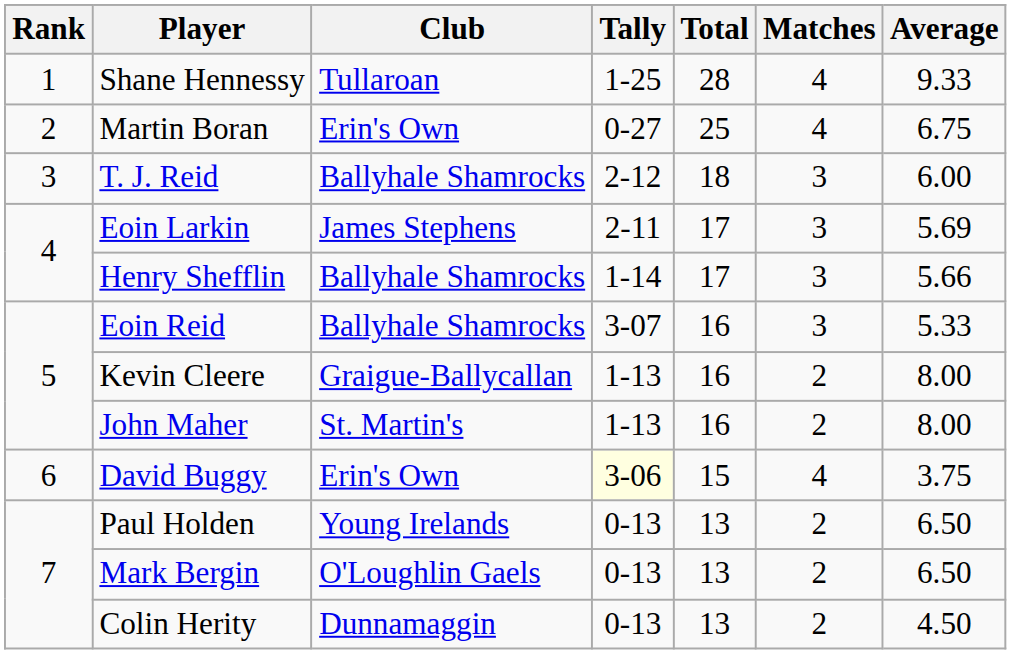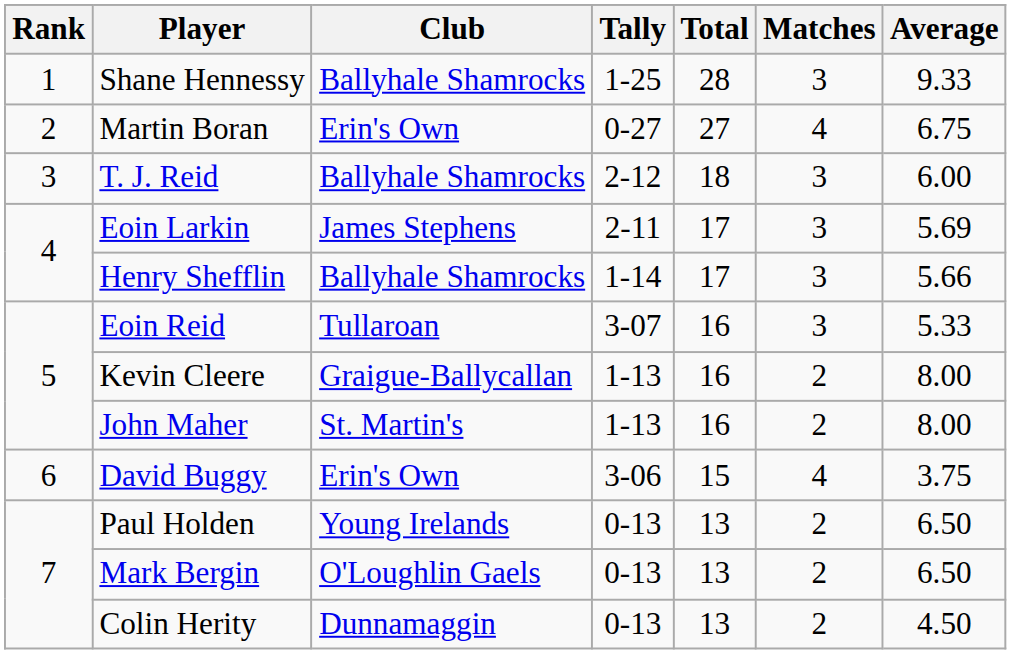(379, 78) Tullaroan -> (452, 78) Ballyhale Shamrocks
(819, 78) 4 -> (819, 78) 3
(715, 128) 25 -> (715, 128) 27
(452, 326) Ballyhale Shamrocks -> (379, 326) Tullaroan
(633, 474) lightyellow background -> (633, 474) no background
